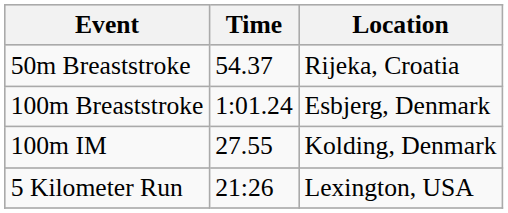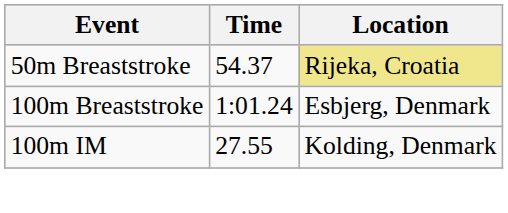(382, 65) no background -> (382, 65) khaki background
- row: (97, 187)
